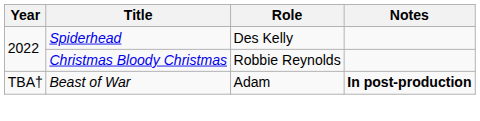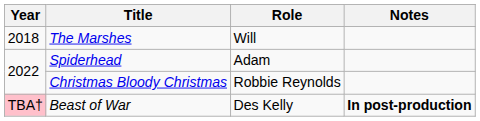+ row: (90, 37)
(263, 37) Des Kelly -> (252, 60) Adam
(25, 82) no background -> (25, 104) pink background
(252, 82) Adam -> (263, 104) Des Kelly
